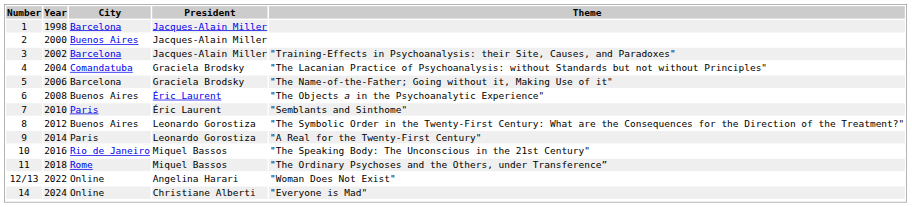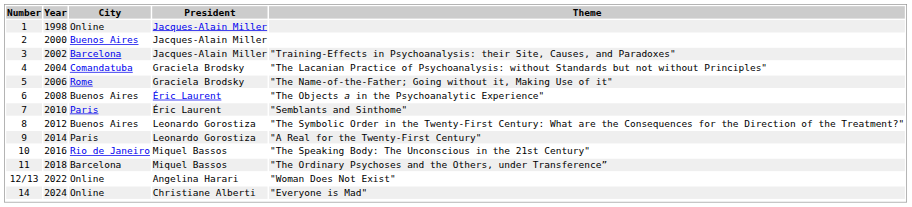(96, 26) Barcelona -> (87, 26) Online
(96, 82) Barcelona -> (81, 82) Rome
(81, 165) Rome -> (96, 165) Barcelona
